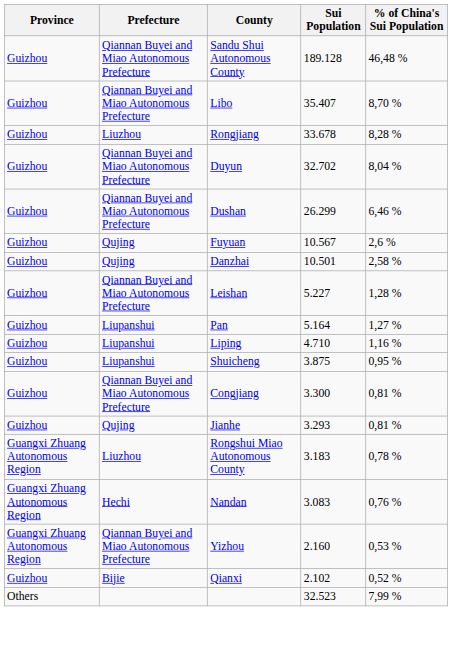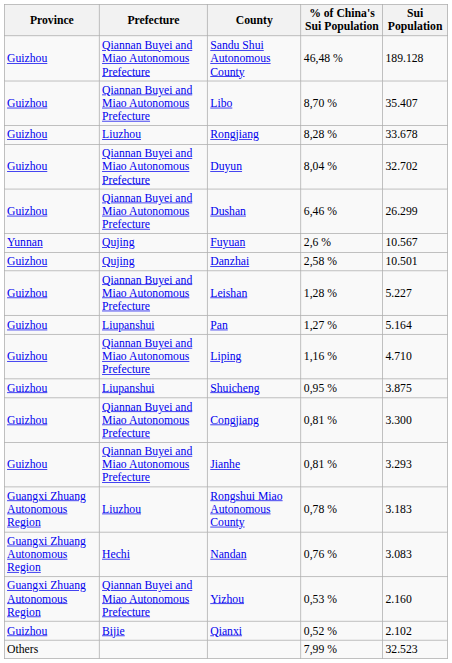columns swapped: (333, 20) <-> (407, 20)
(27, 243) Guizhou -> (25, 243) Yunnan
(128, 343) Liupanshui -> (147, 356) Qiannan Buyei and Miao Autonomous Prefecture
(118, 425) Qujing -> (147, 464) Qiannan Buyei and Miao Autonomous Prefecture
